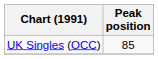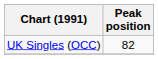(128, 44) 85 -> (128, 44) 82
